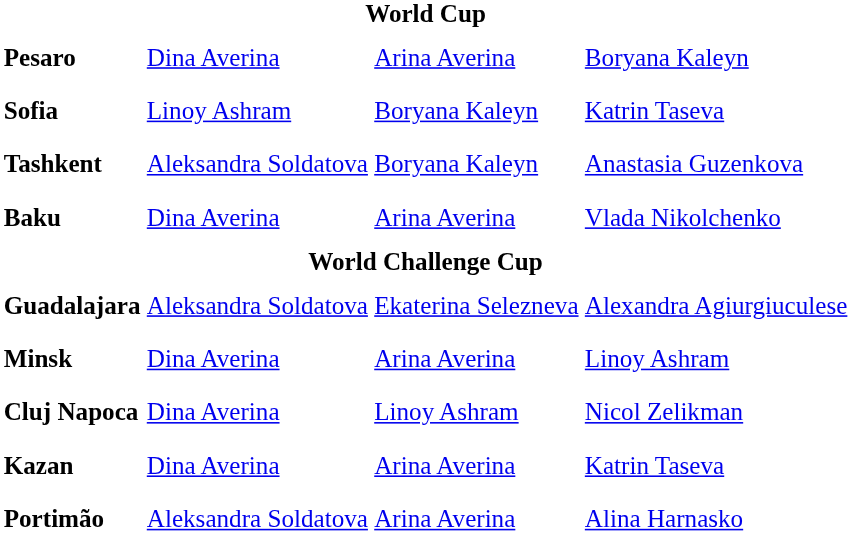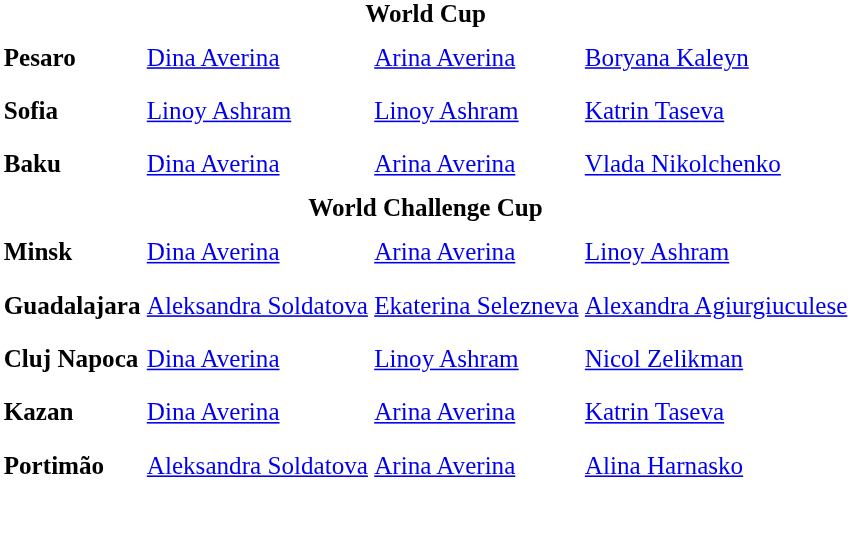(456, 110) Boryana Kaleyn -> (446, 110) Linoy Ashram
- row: (53, 164)
rows swapped: (72, 305) <-> (38, 358)
